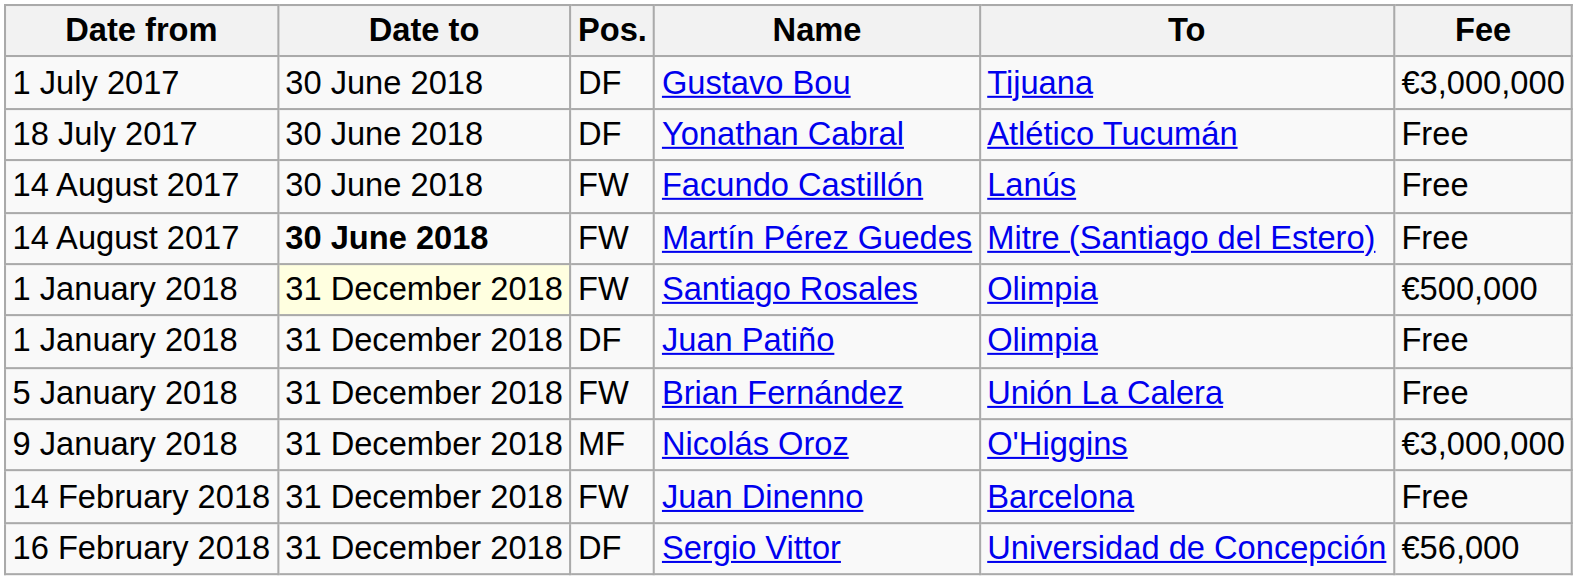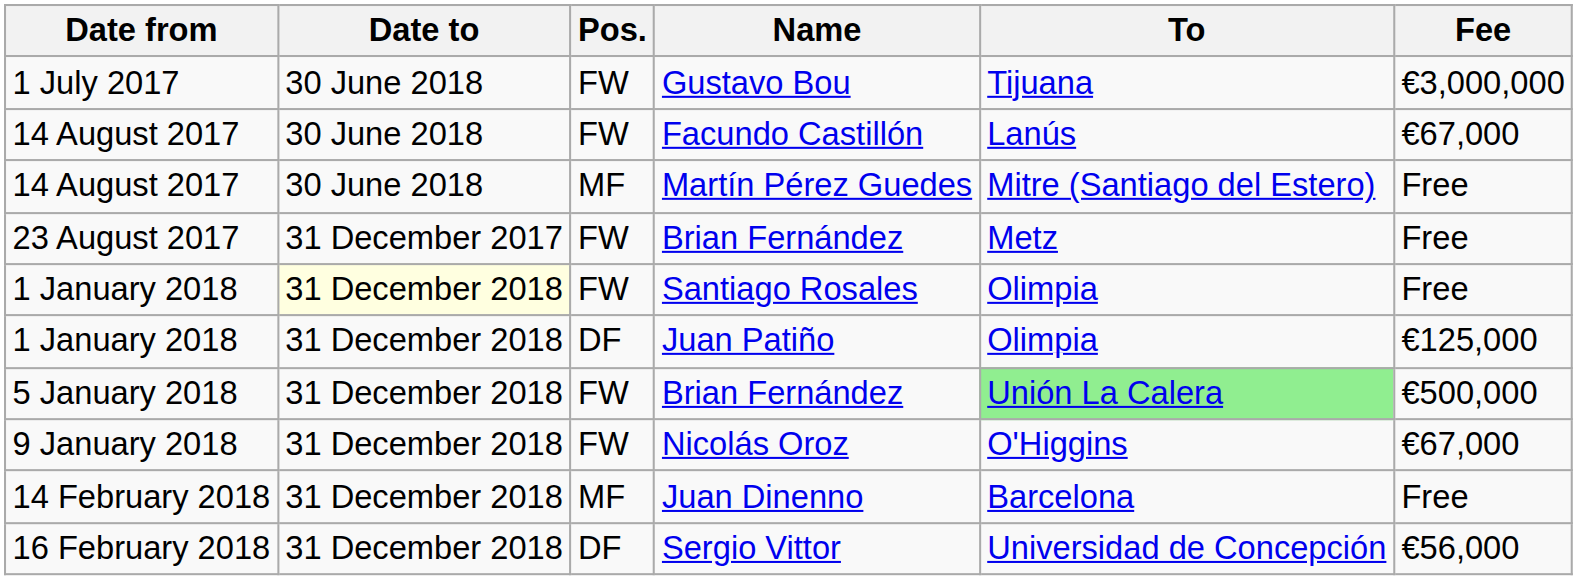(600, 82) DF -> (603, 82) FW
- row: (105, 133)
(1435, 185) Free -> (1460, 133) €67,000
(387, 237) bold -> (384, 185) normal
(603, 237) FW -> (602, 185) MF
+ row: (126, 237)
(1470, 289) €500,000 -> (1435, 289) Free
(1435, 340) Free -> (1470, 340) €125,000
(1105, 392) no background -> (1105, 392) lightgreen background
(1435, 392) Free -> (1470, 392) €500,000
(602, 444) MF -> (603, 444) FW
(1483, 444) €3,000,000 -> (1460, 444) €67,000
(603, 496) FW -> (602, 496) MF
